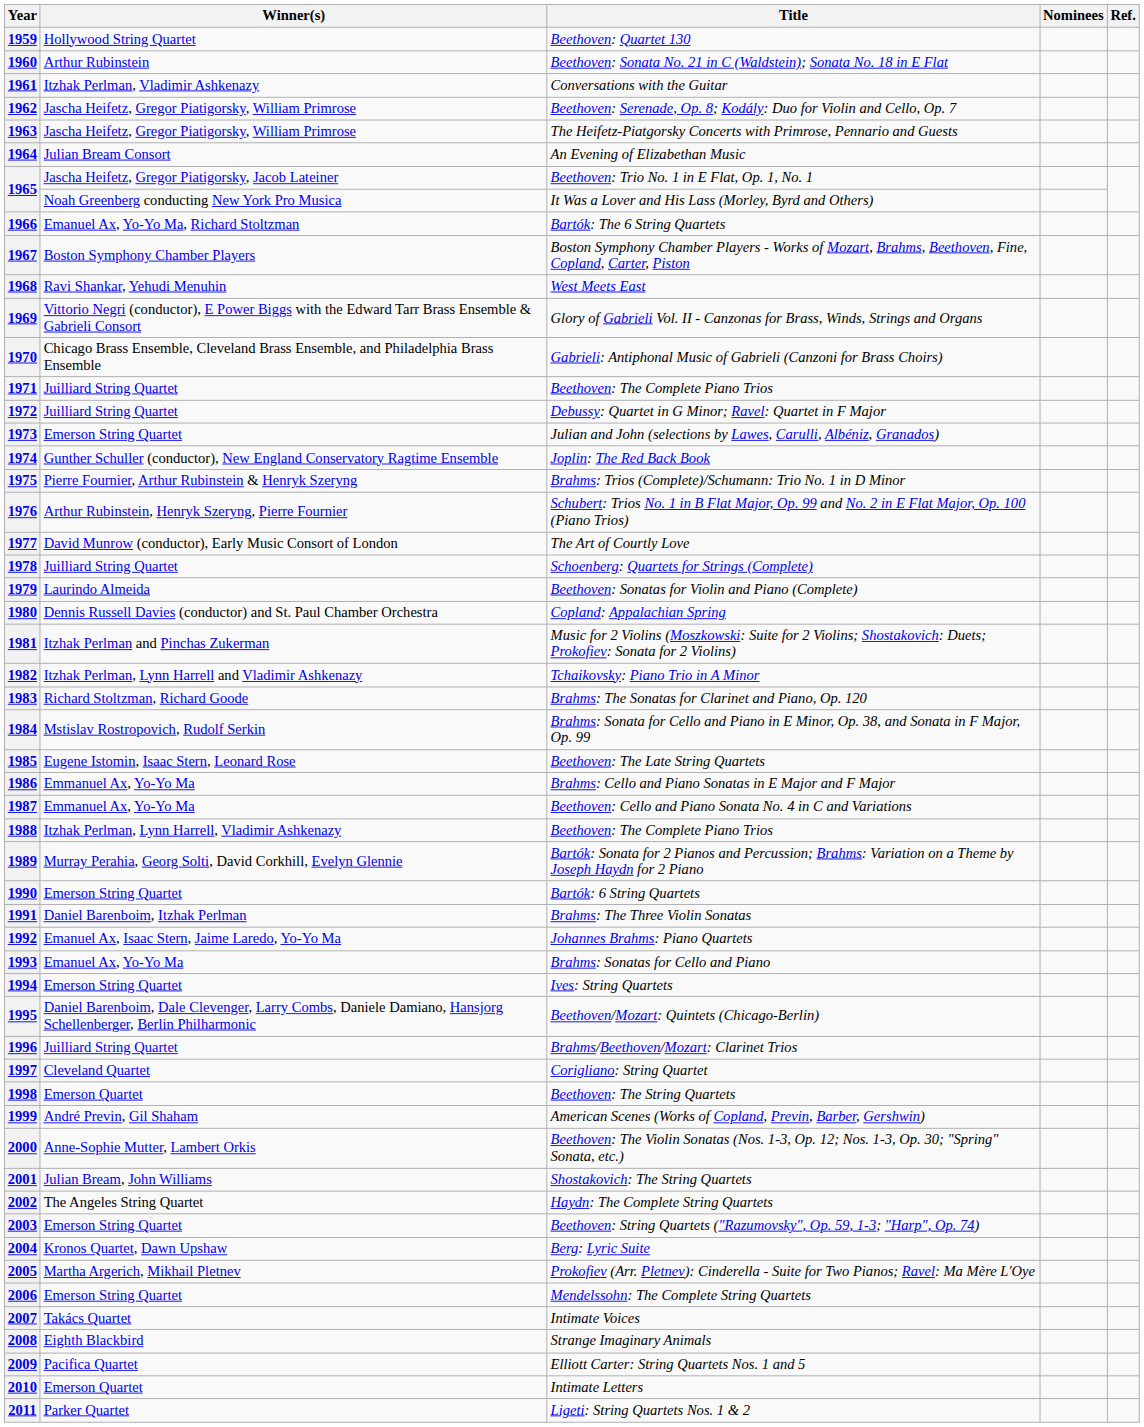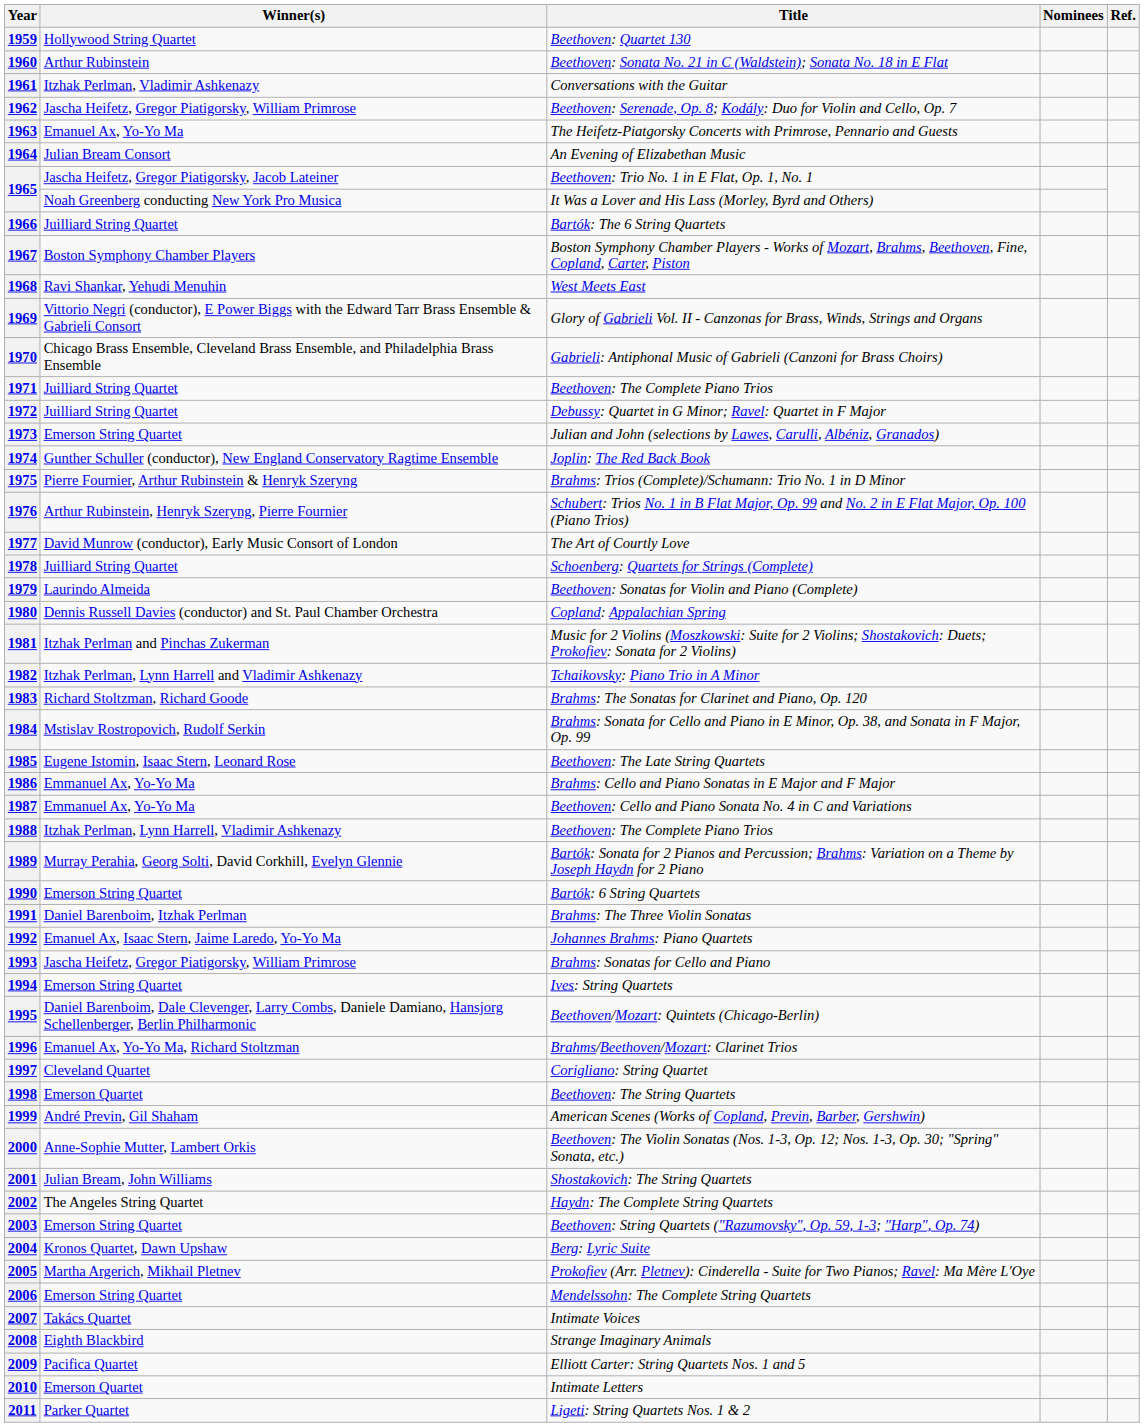(200, 131) Jascha Heifetz, Gregor Piatigorsky, William Primrose -> (113, 131) Emanuel Ax, Yo-Yo Ma
(172, 223) Emanuel Ax, Yo-Yo Ma, Richard Stoltzman -> (111, 223) Juilliard String Quartet
(113, 961) Emanuel Ax, Yo-Yo Ma -> (200, 961) Jascha Heifetz, Gregor Piatigorsky, William Primrose
(111, 1047) Juilliard String Quartet -> (172, 1047) Emanuel Ax, Yo-Yo Ma, Richard Stoltzman
